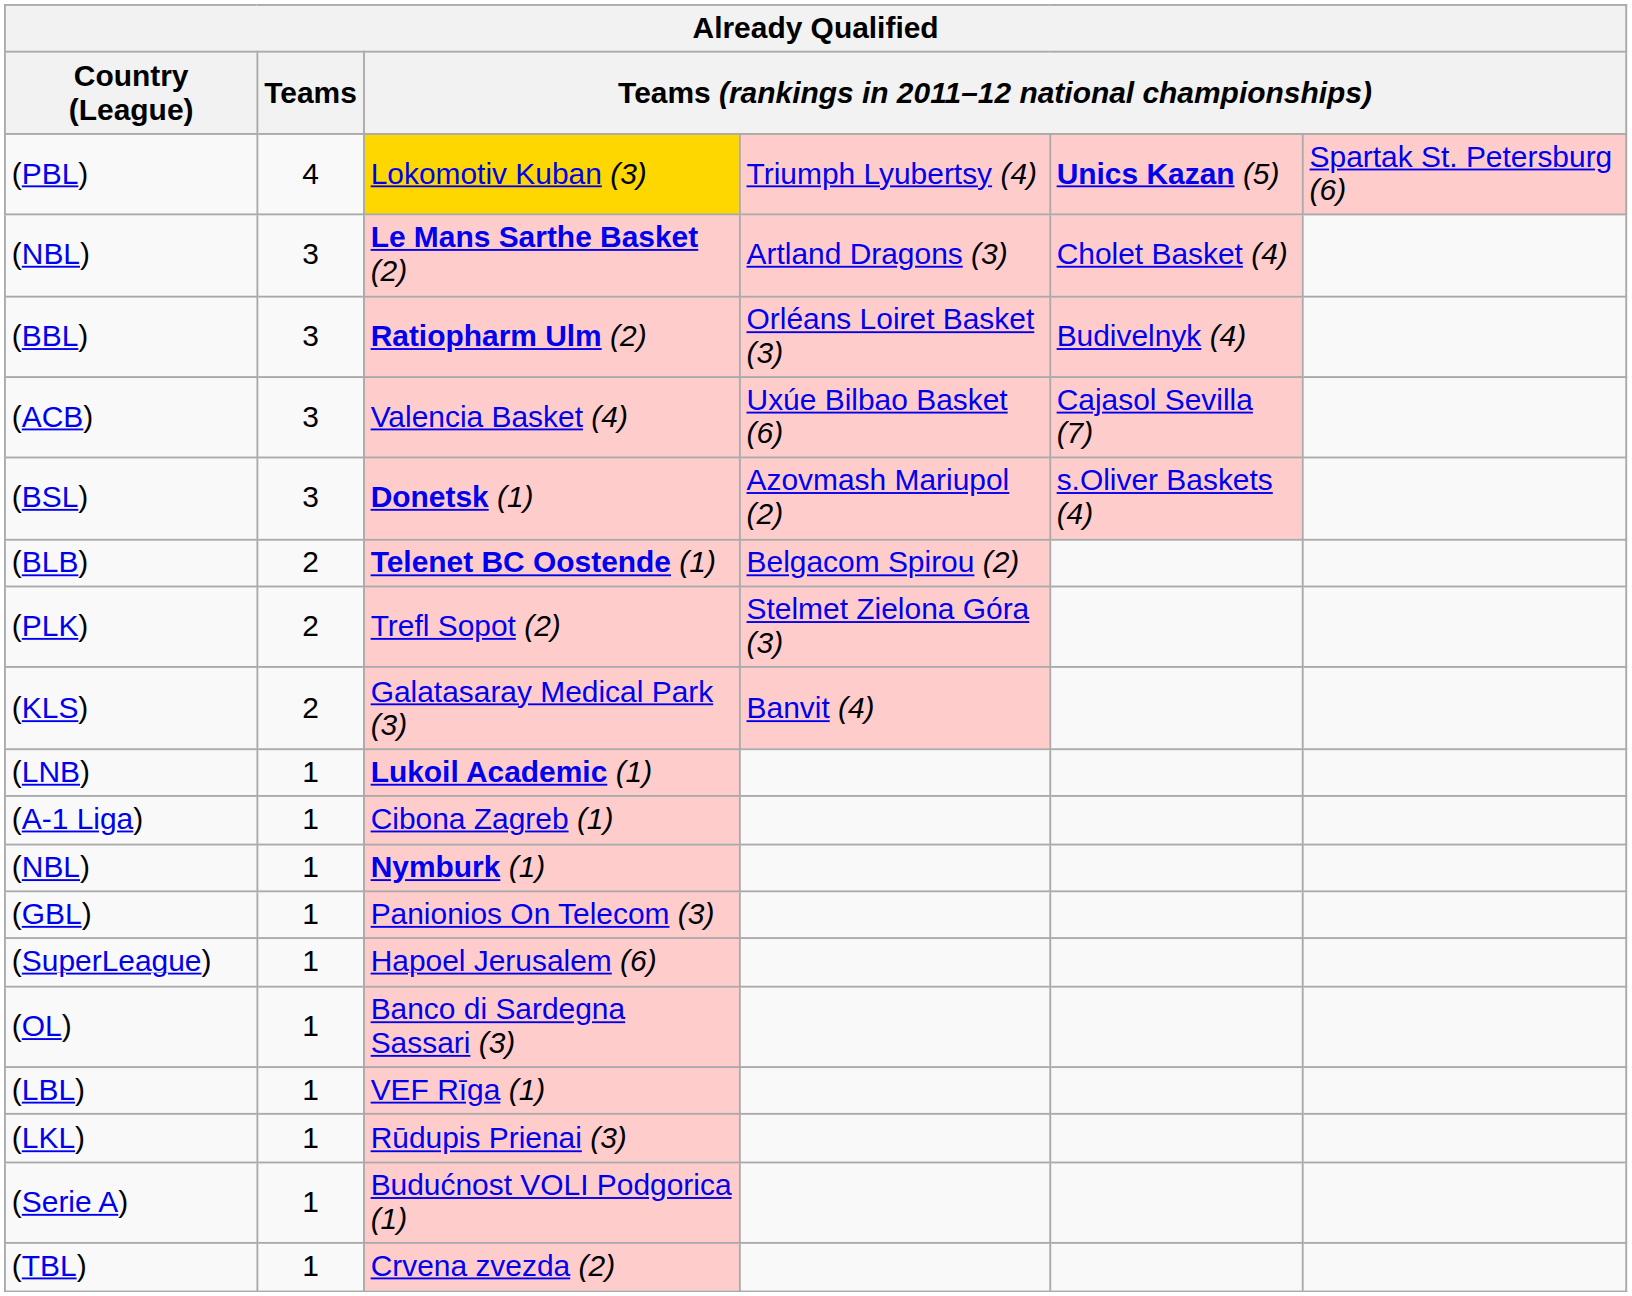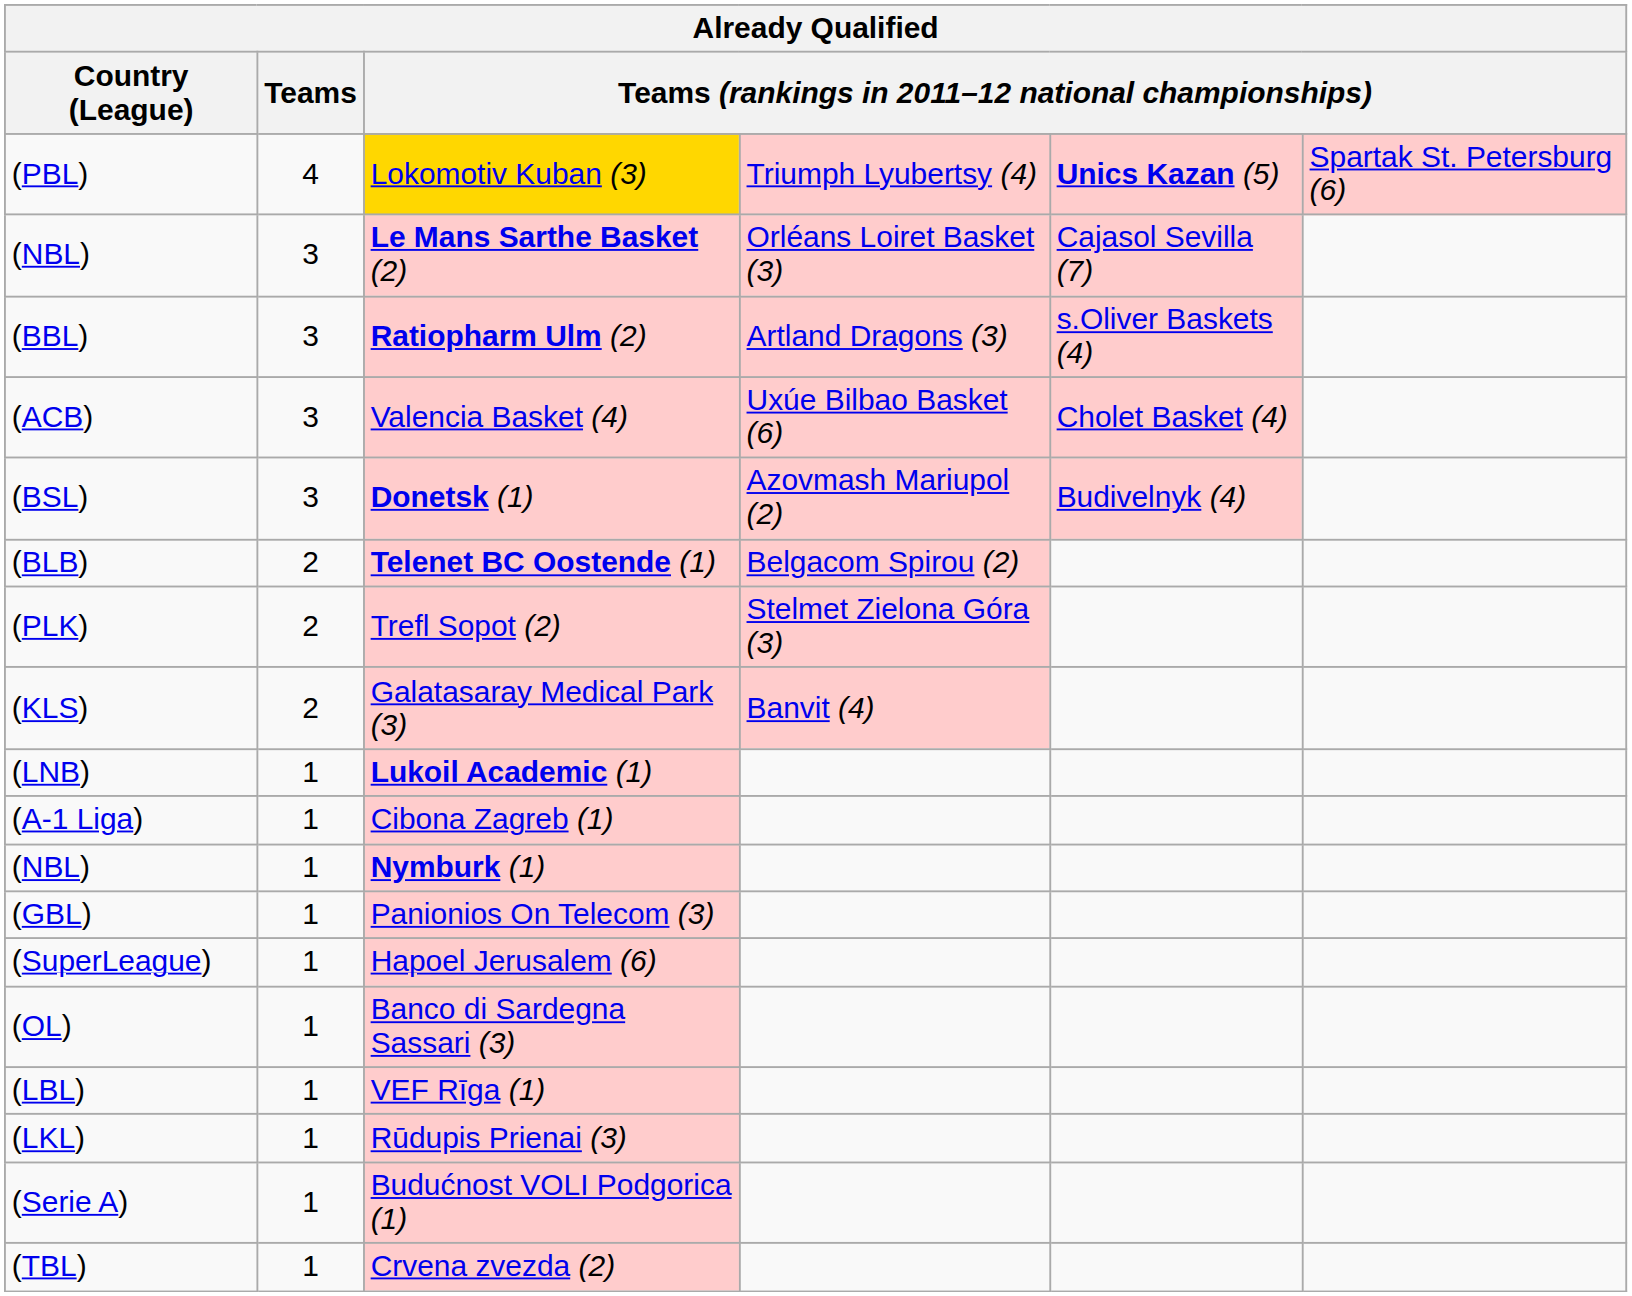(877, 254) Artland Dragons (3) -> (890, 254) Orléans Loiret Basket (3)
(1172, 254) Cholet Basket (4) -> (1155, 254) Cajasol Sevilla (7)
(890, 335) Orléans Loiret Basket (3) -> (877, 335) Artland Dragons (3)
(1151, 335) Budivelnyk (4) -> (1165, 335) s.Oliver Baskets (4)
(1155, 416) Cajasol Sevilla (7) -> (1172, 416) Cholet Basket (4)
(1165, 498) s.Oliver Baskets (4) -> (1151, 498) Budivelnyk (4)
